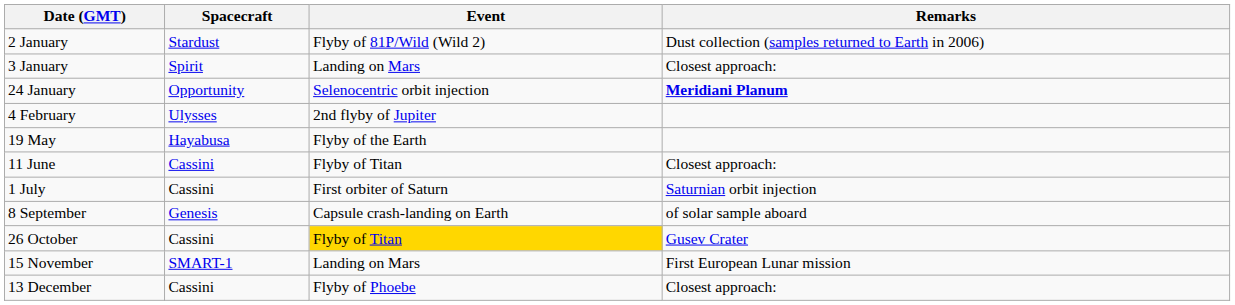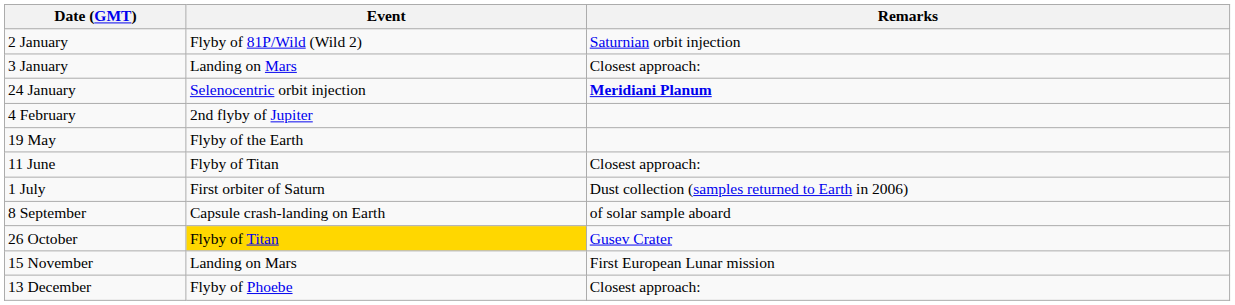- column: (237, 16)
(825, 41) Dust collection (samples returned to Earth in 2006) -> (665, 41) Saturnian orbit injection
(741, 189) Saturnian orbit injection -> (749, 189) Dust collection (samples returned to Earth in 2006)
